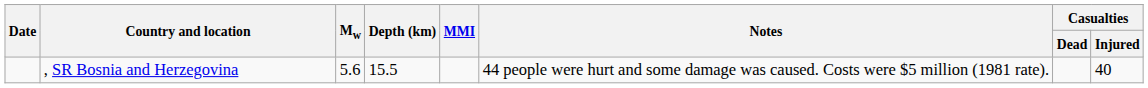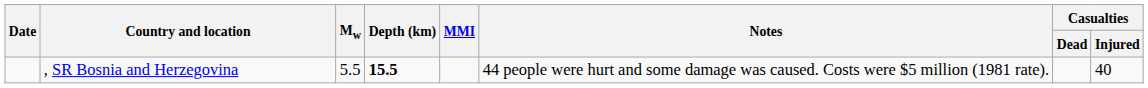(350, 69) 5.6 -> (350, 69) 5.5
(383, 69) normal -> (383, 69) bold
